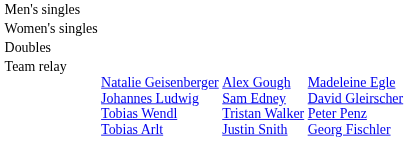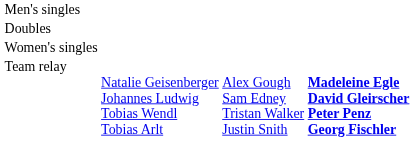rows swapped: (51, 28) <-> (28, 47)
(355, 106) normal -> (359, 106) bold
